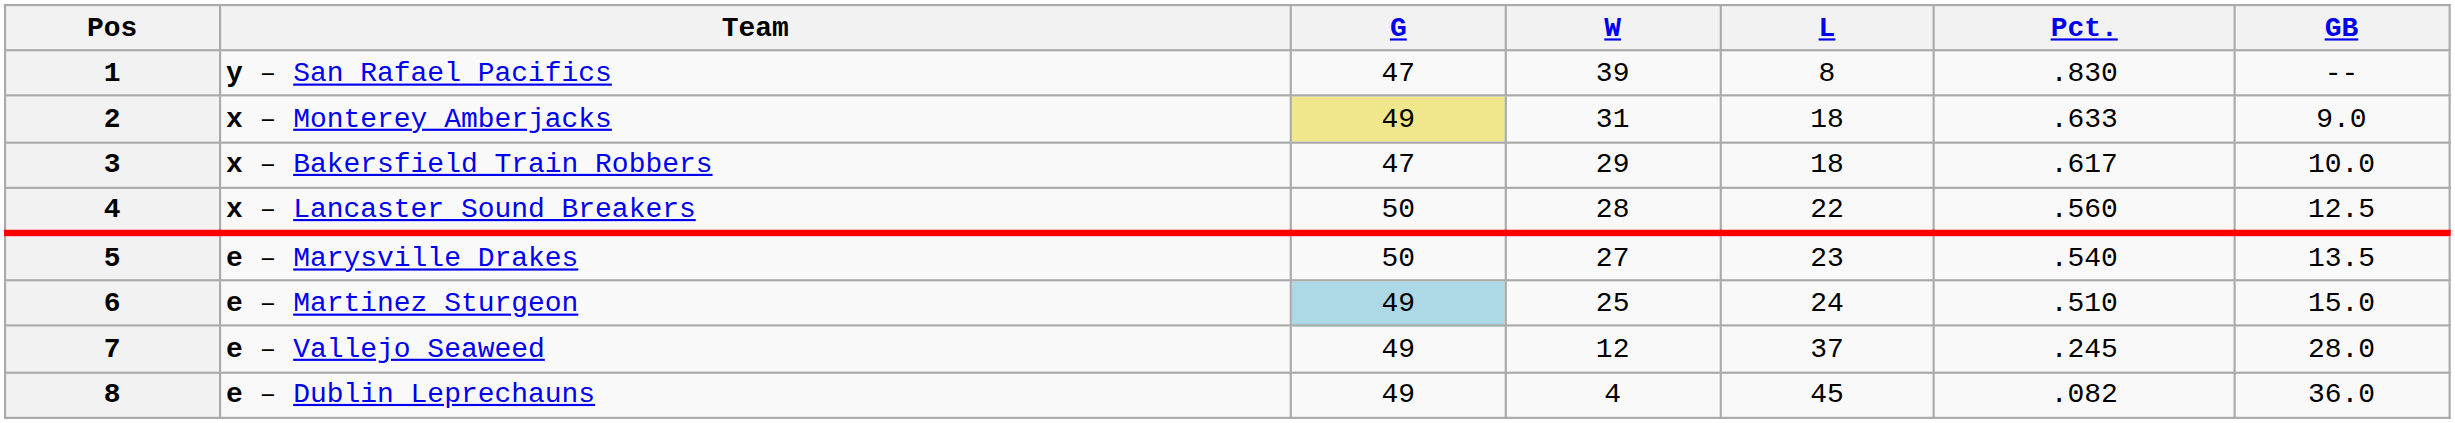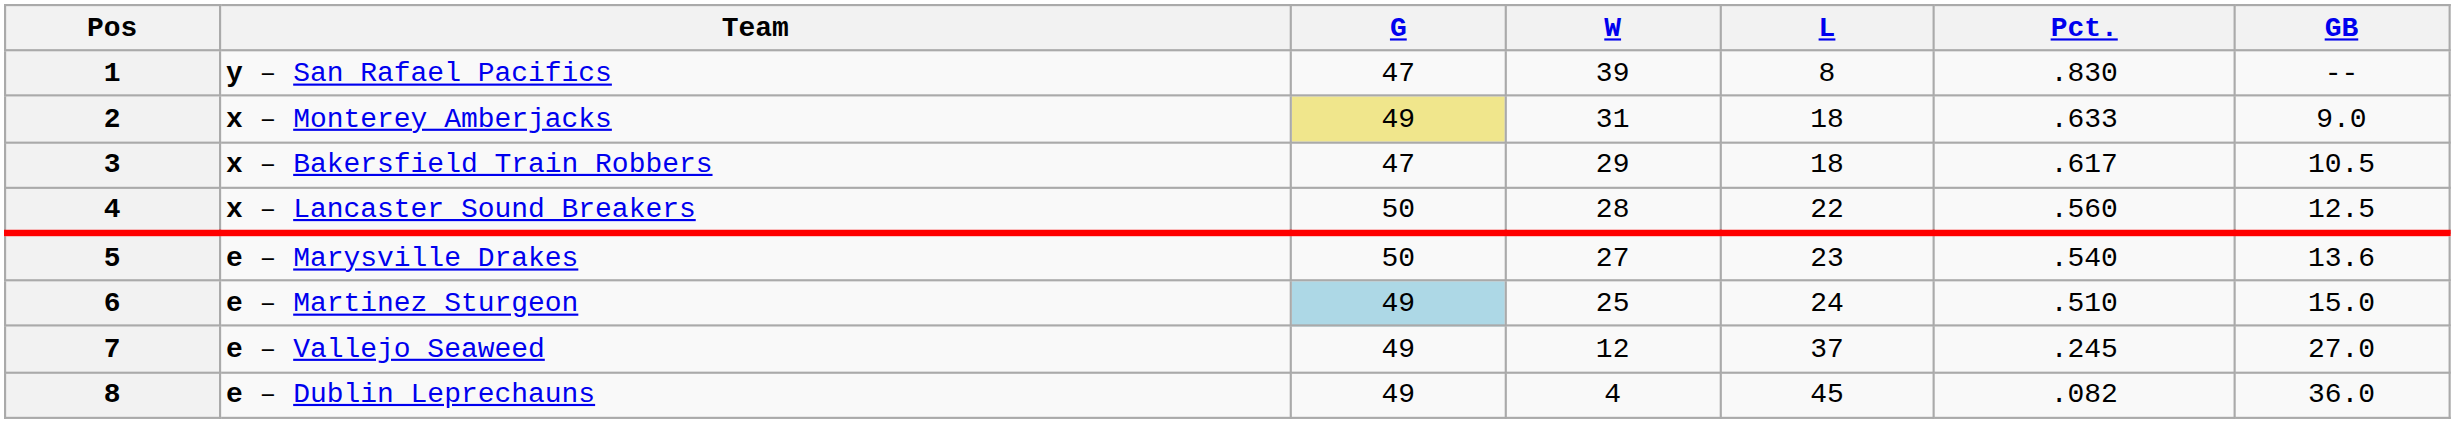(2341, 165) 10.0 -> (2341, 165) 10.5
(2341, 258) 13.5 -> (2341, 258) 13.6
(2341, 349) 28.0 -> (2341, 349) 27.0
